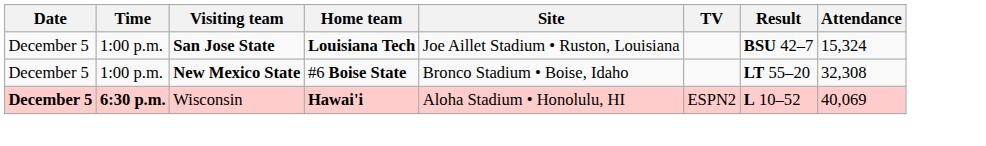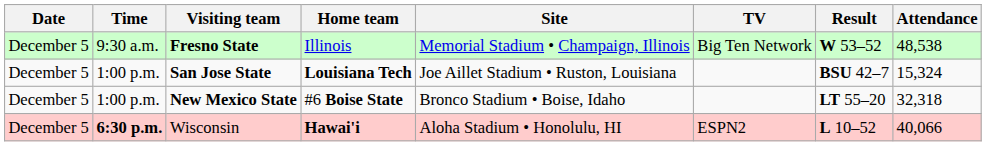+ row: (214, 45)
(844, 72) 32,308 -> (919, 100) 32,318
(50, 100) bold -> (49, 127) normal
(844, 100) 40,069 -> (919, 127) 40,066
